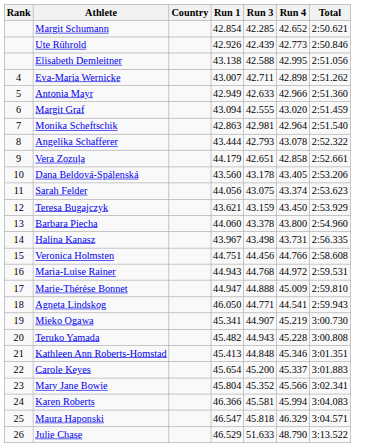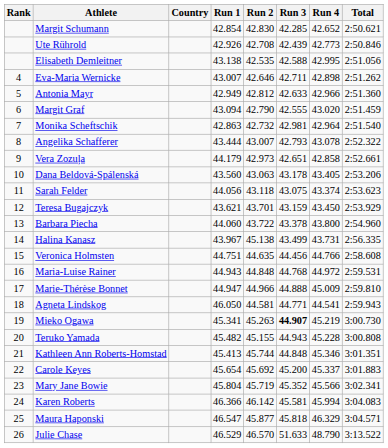+ column: (260, 12)
(260, 239) 43.498 -> (293, 239) 43.499
(260, 321) normal -> (293, 321) bold
